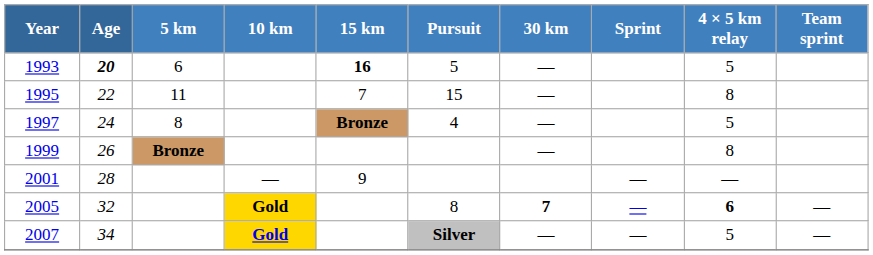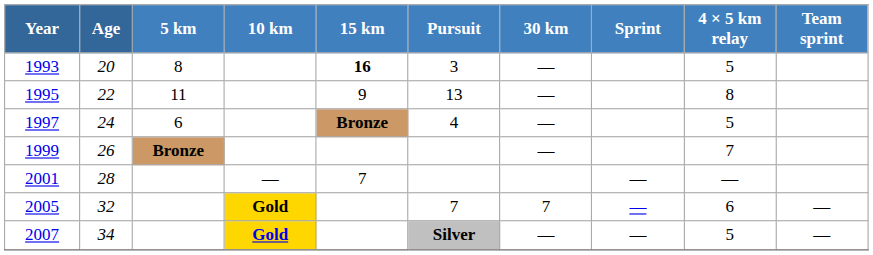(106, 66) bold -> (106, 66) normal
(178, 66) 6 -> (178, 66) 8
(454, 66) 5 -> (454, 66) 3
(362, 95) 7 -> (362, 95) 9
(454, 95) 15 -> (454, 95) 13
(178, 123) 8 -> (178, 123) 6
(730, 151) 8 -> (730, 151) 7
(362, 179) 9 -> (362, 179) 7
(454, 207) 8 -> (454, 207) 7
(546, 207) bold -> (546, 207) normal
(730, 207) bold -> (730, 207) normal
